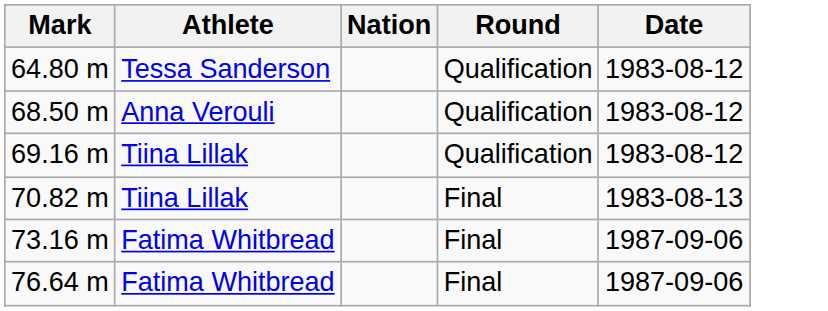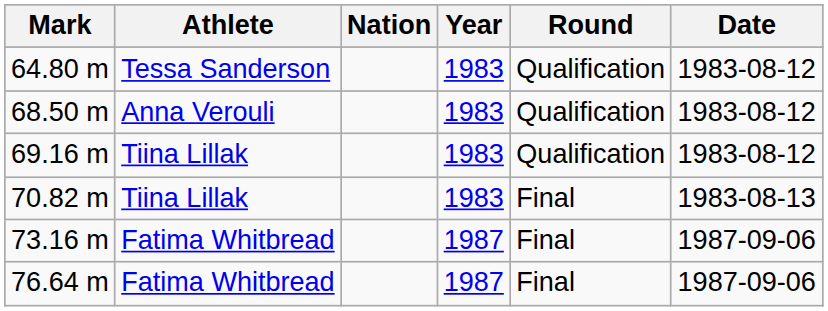+ column: (474, 25)
